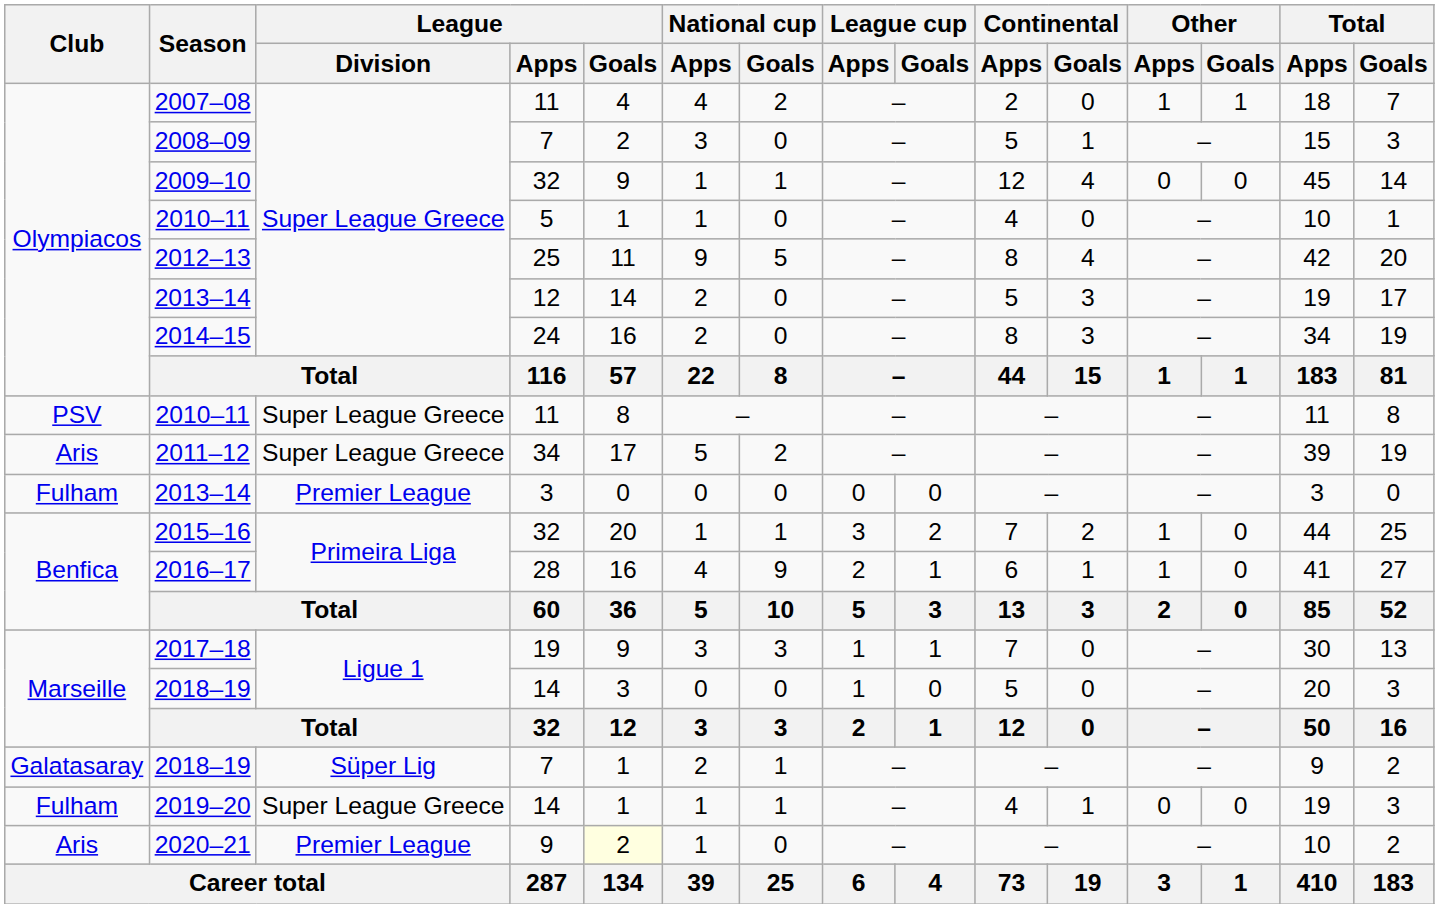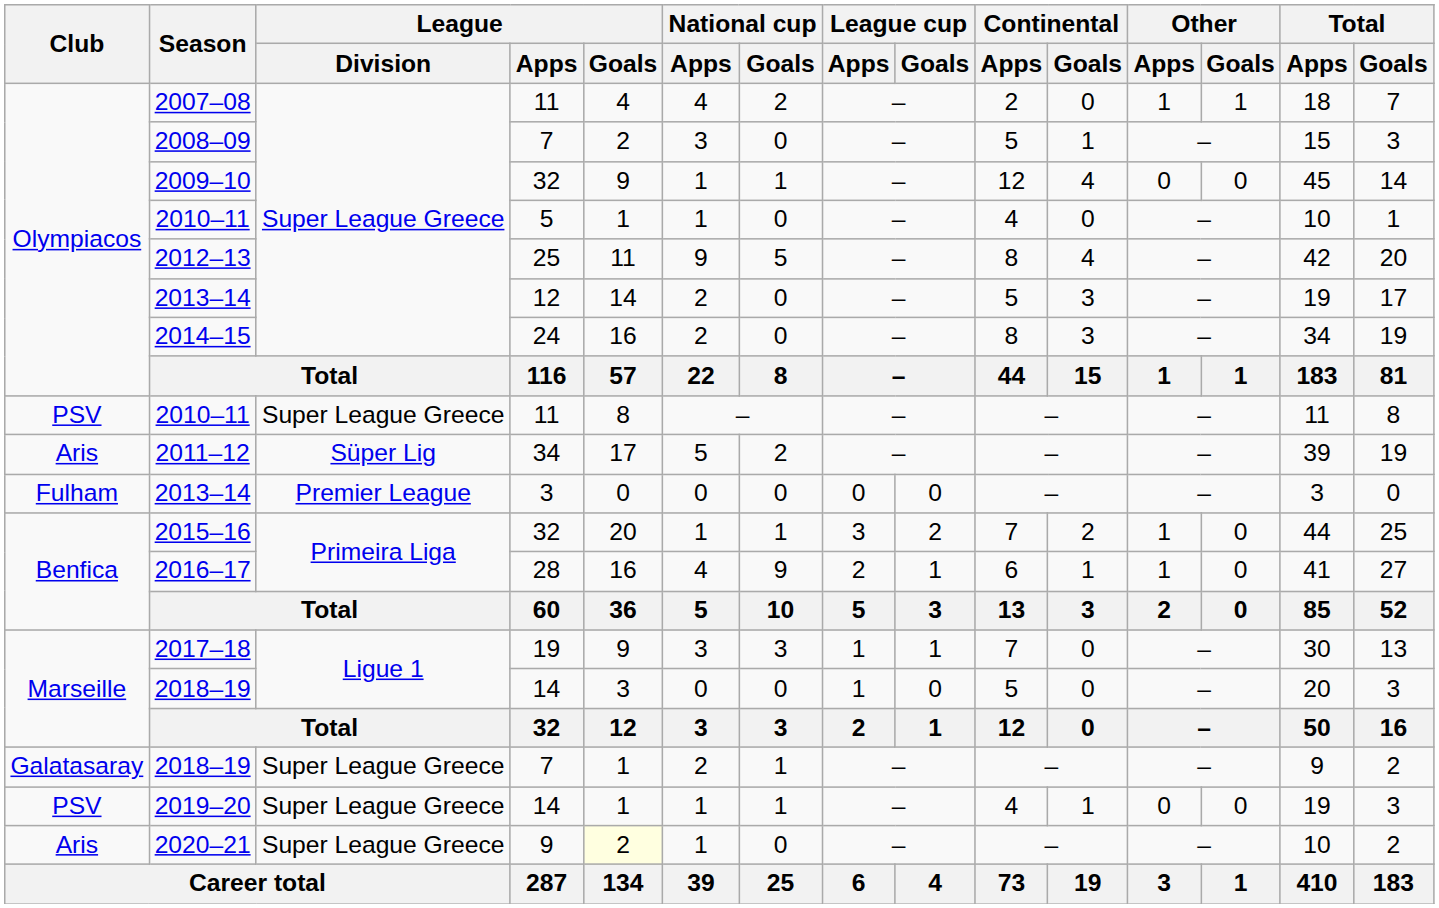(383, 453) Super League Greece -> (383, 453) Süper Lig
(383, 766) Süper Lig -> (383, 766) Super League Greece
(77, 805) Fulham -> (77, 805) PSV
(383, 844) Premier League -> (383, 844) Super League Greece
